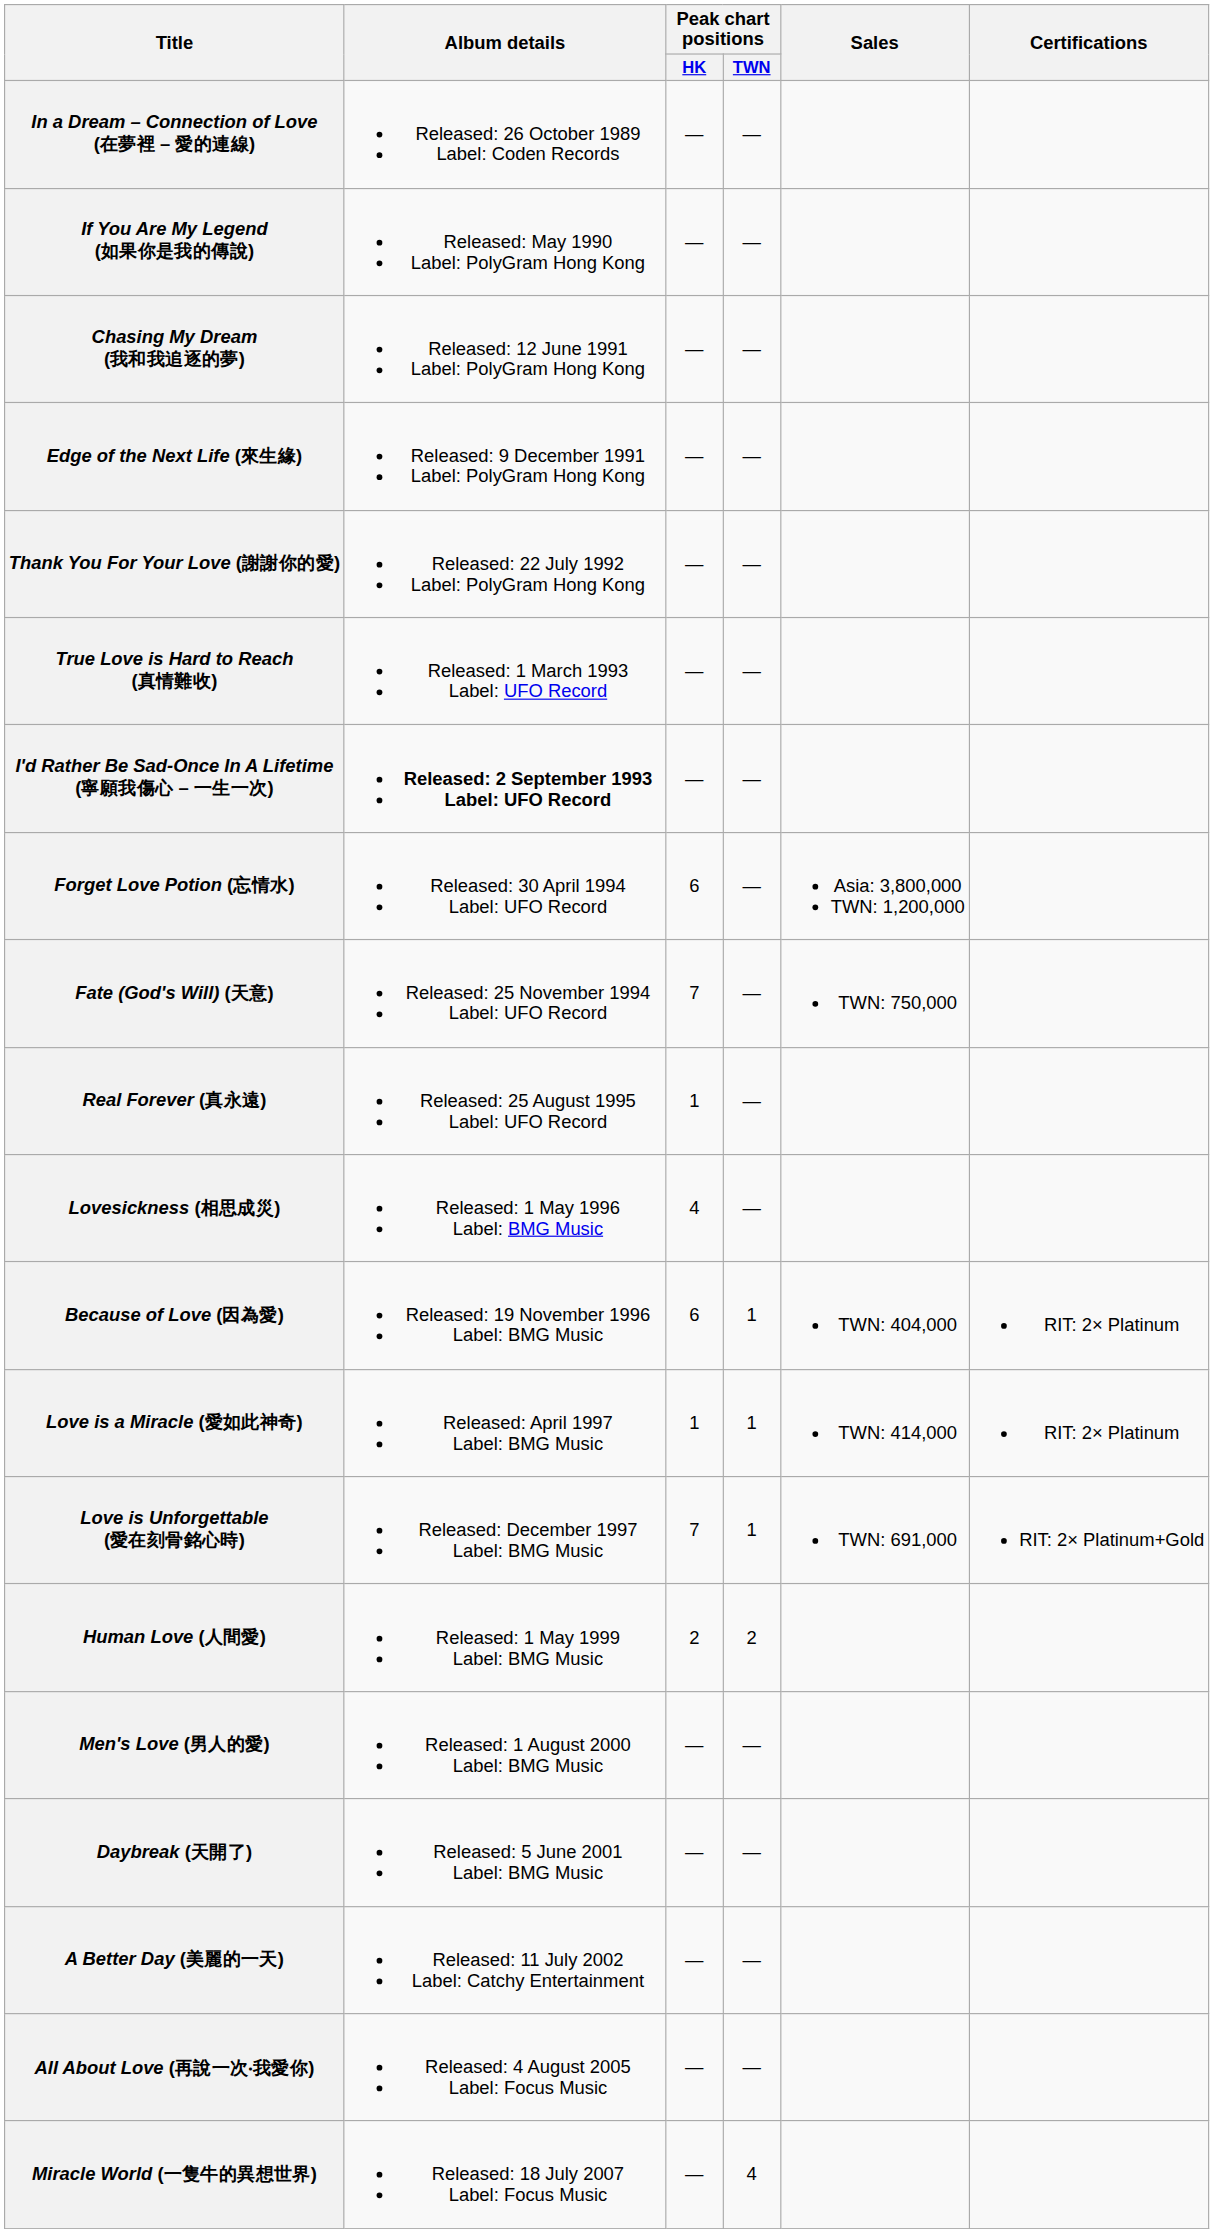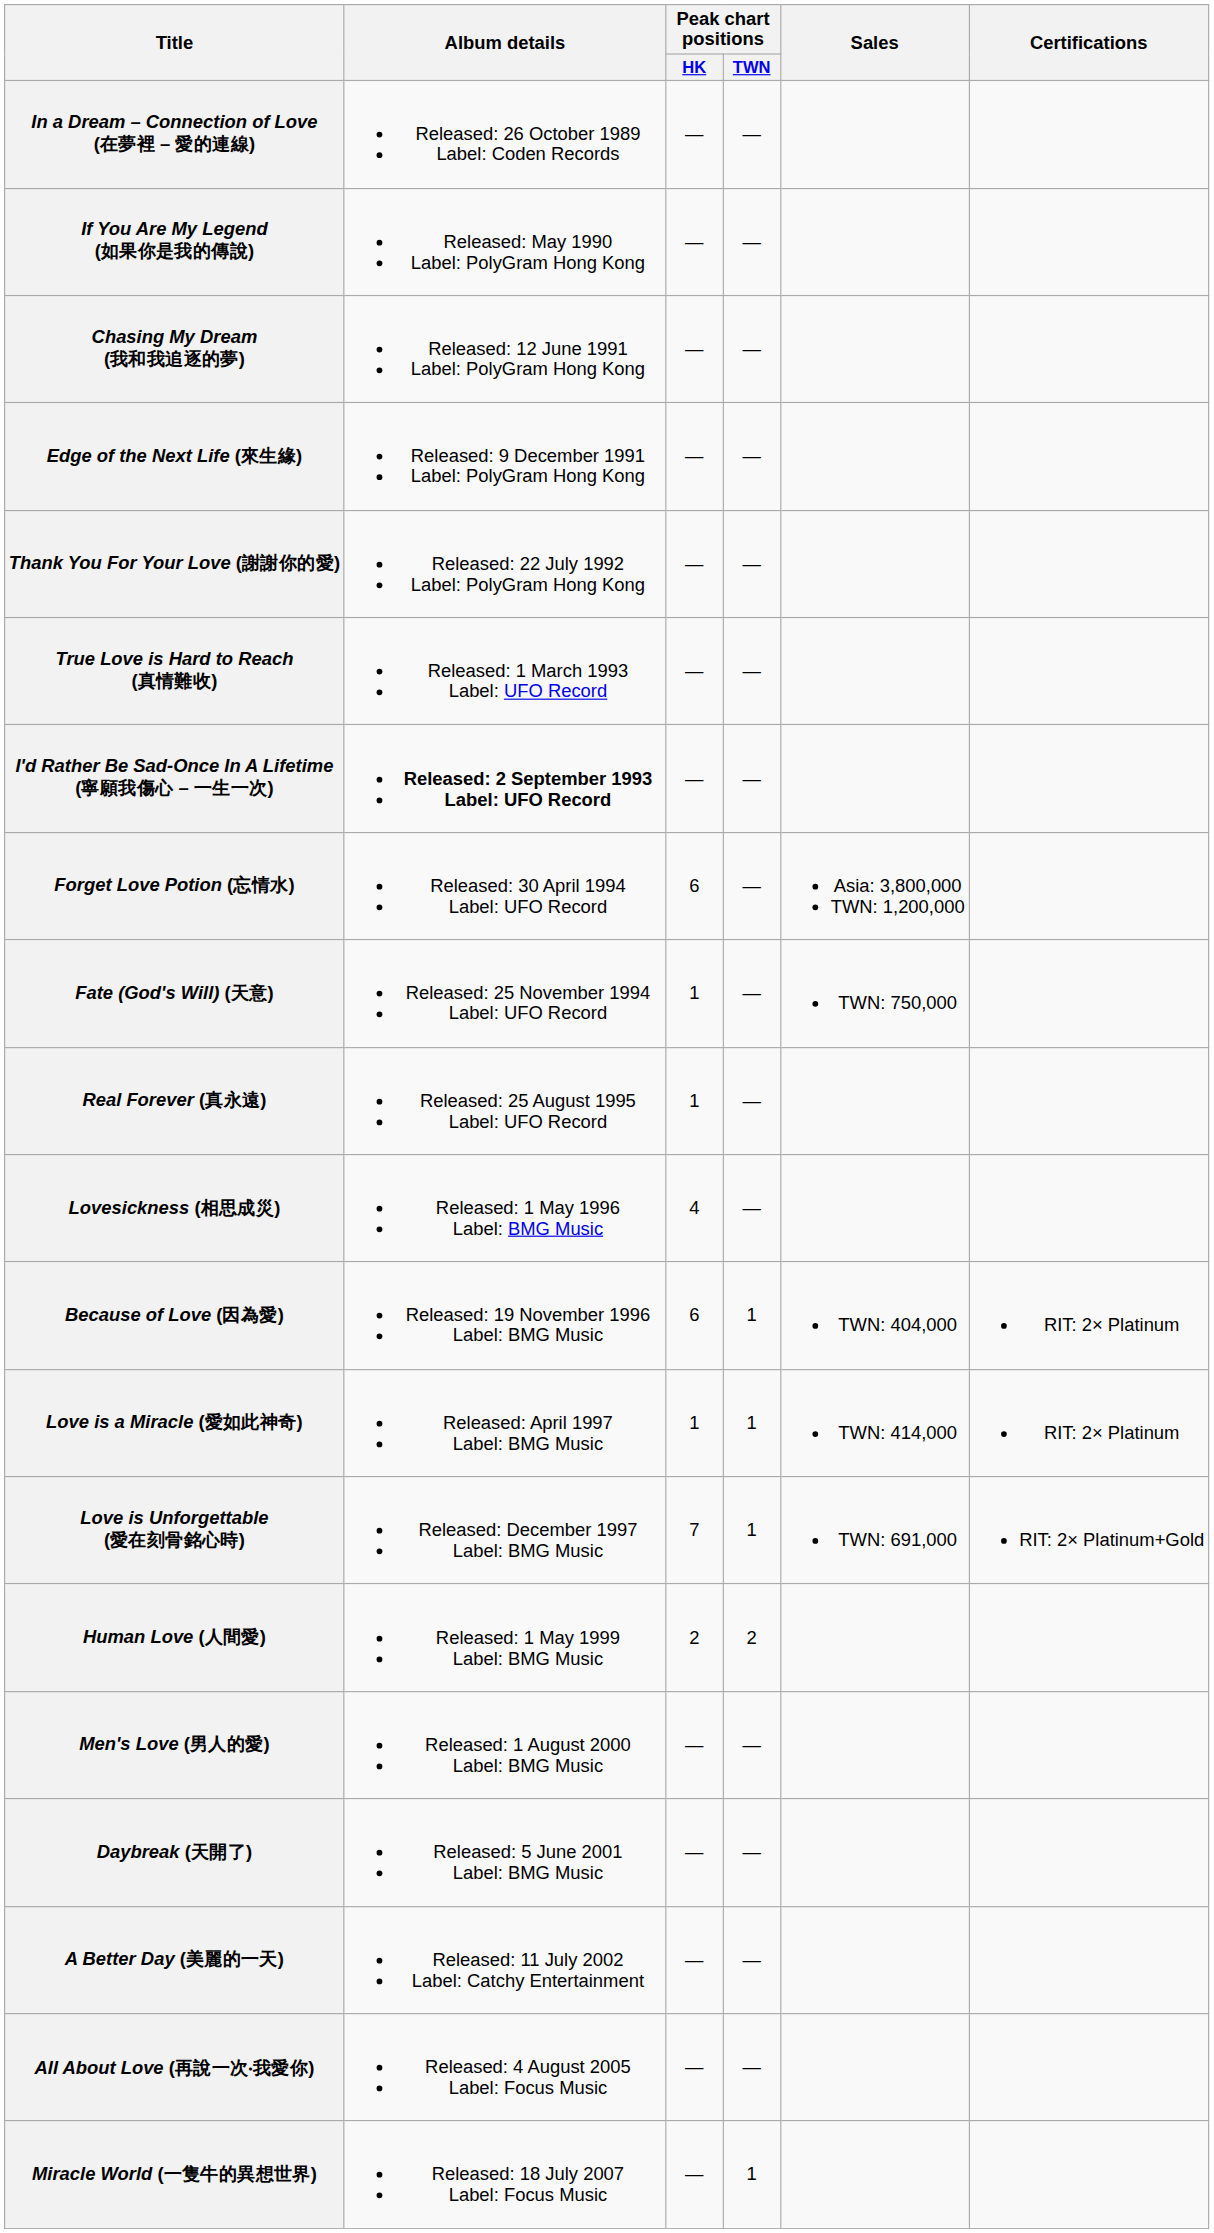(694, 993) 7 -> (694, 993) 1
(752, 2174) 4 -> (752, 2174) 1
